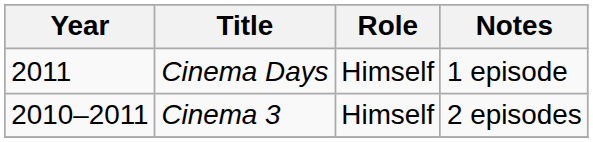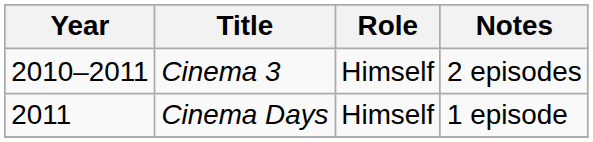rows swapped: (245, 70) <-> (221, 114)
